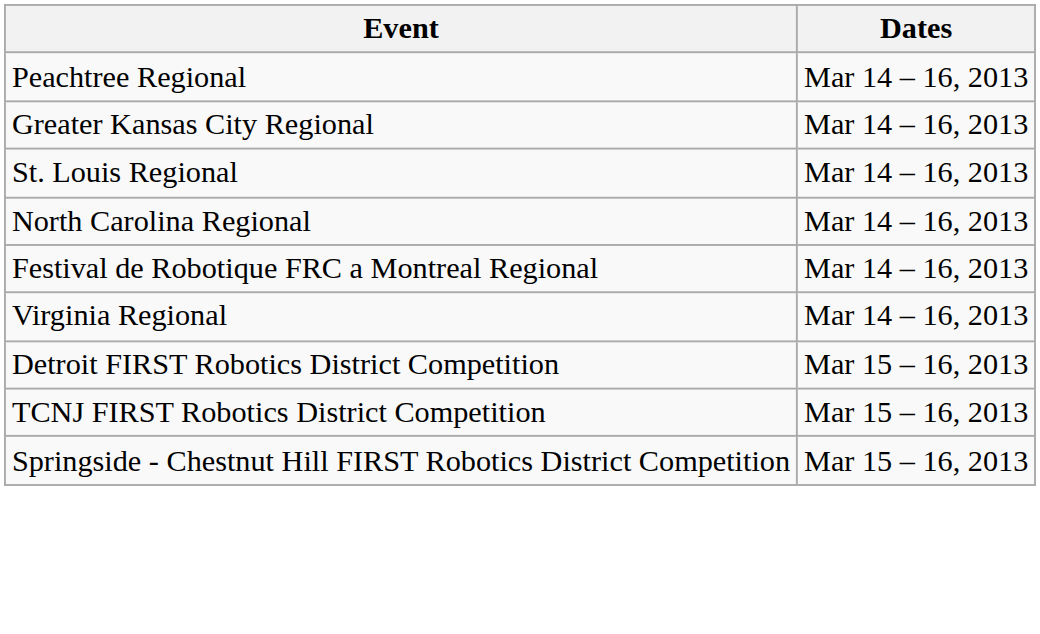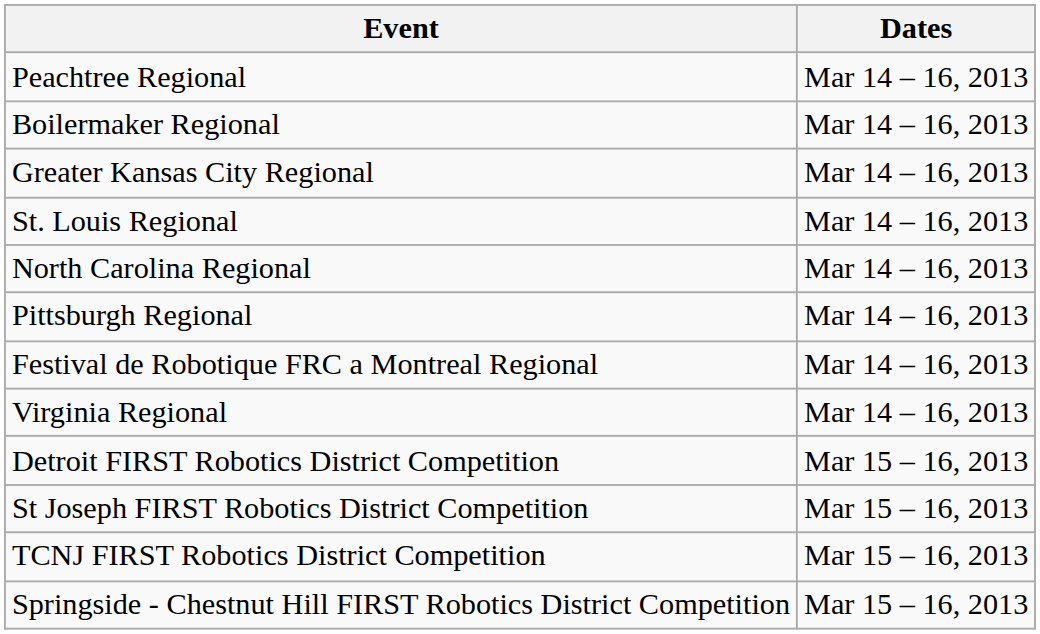+ row: (146, 124)
+ row: (132, 316)
+ row: (300, 508)
